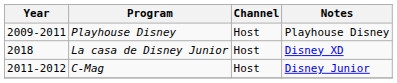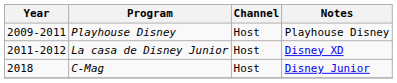(20, 50) 2018 -> (37, 50) 2011-2012
(37, 68) 2011-2012 -> (20, 68) 2018
